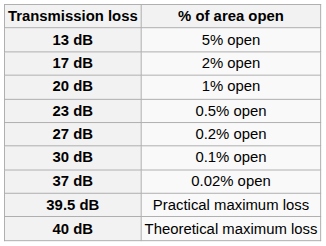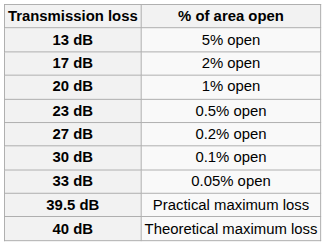+ row: (73, 181)
- row: (73, 181)
